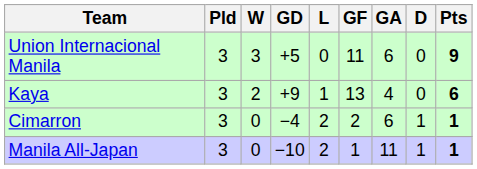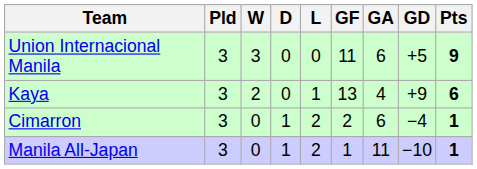columns swapped: (421, 18) <-> (290, 18)
